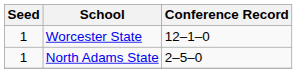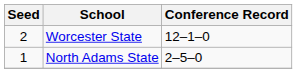(24, 36) 1 -> (24, 36) 2
